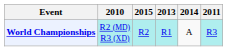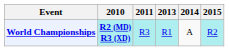columns swapped: (212, 12) <-> (144, 12)
(115, 33) normal -> (115, 33) bold
